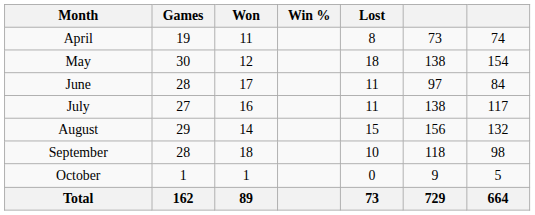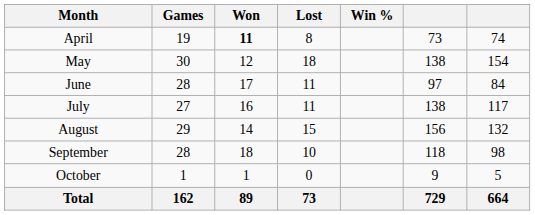columns swapped: (372, 15) <-> (309, 15)
(246, 38) normal -> (246, 38) bold
